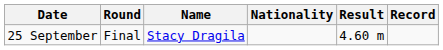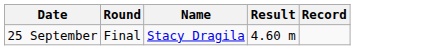- column: (292, 15)
